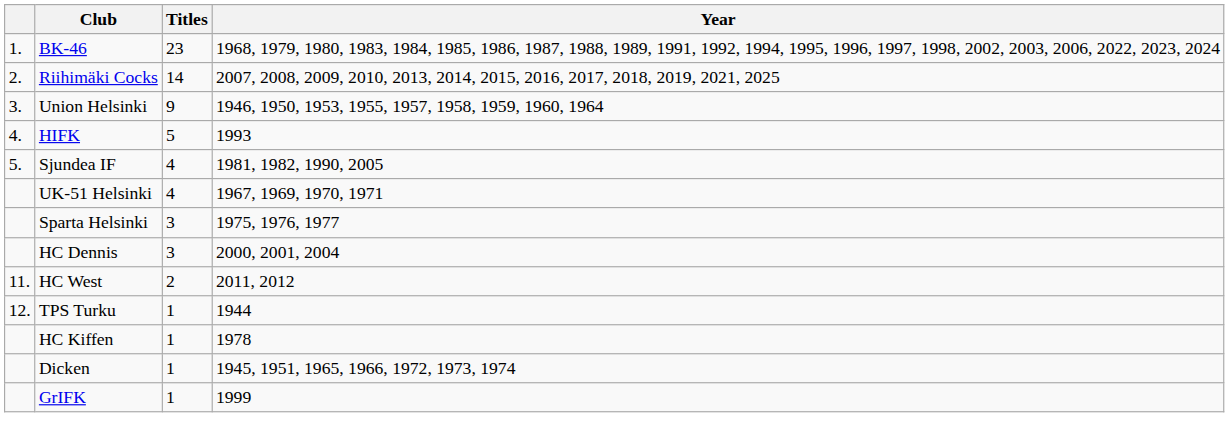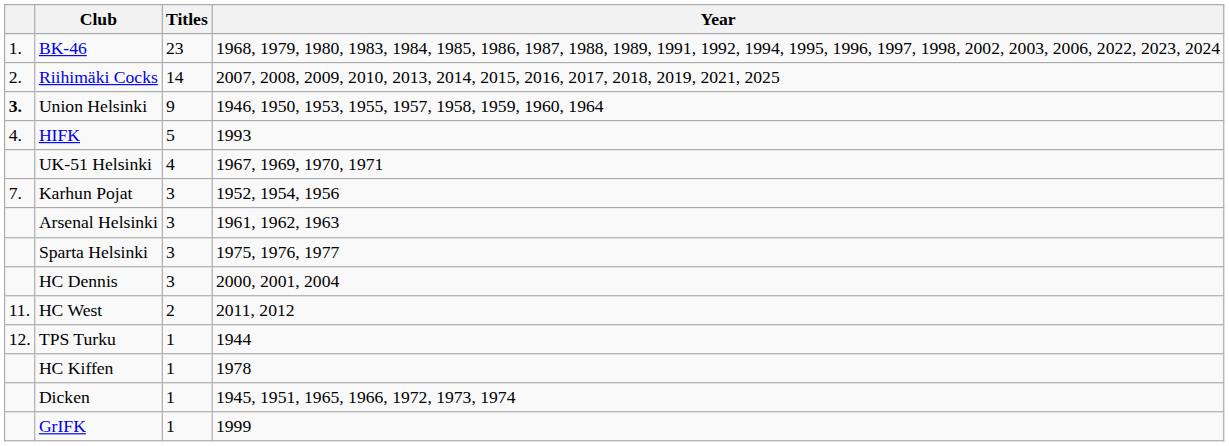(15, 106) normal -> (15, 106) bold
- row: (77, 164)
+ row: (86, 193)
+ row: (98, 222)
